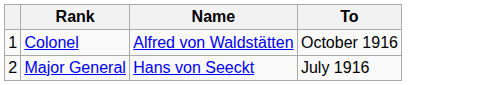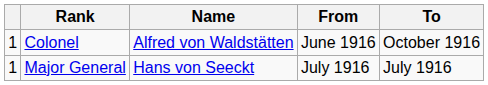+ column: (338, 17)
(13, 67) 2 -> (13, 67) 1
